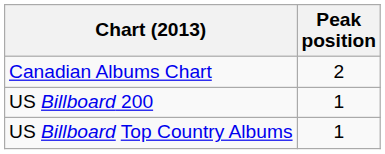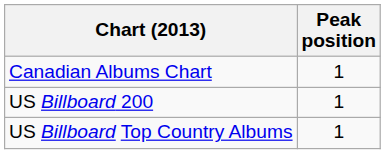(339, 71) 2 -> (339, 71) 1
